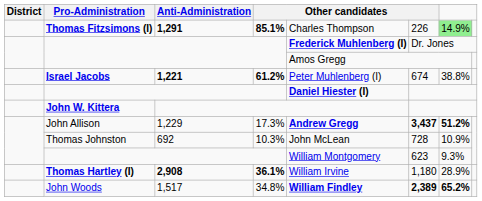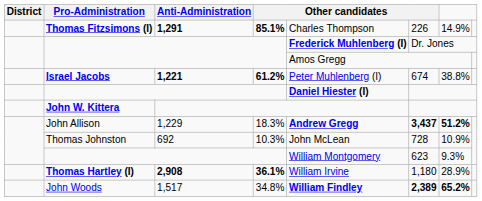(455, 28) lightgreen background -> (455, 28) no background
(270, 124) 17.3% -> (270, 124) 18.3%
